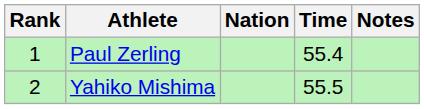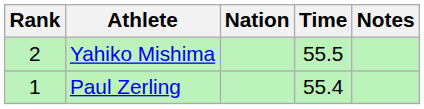rows swapped: (125, 53) <-> (143, 86)
